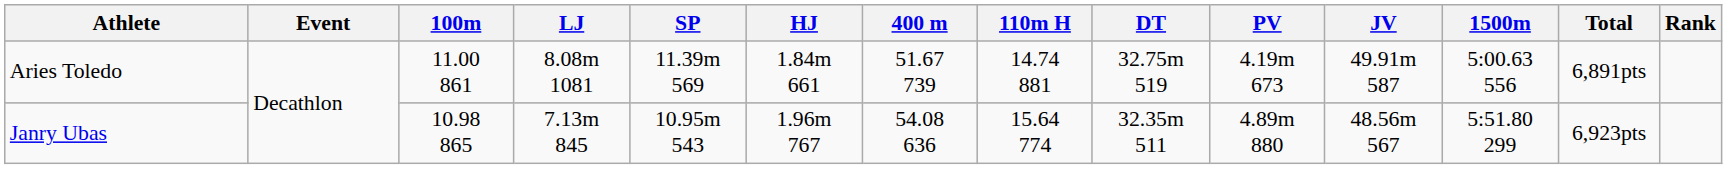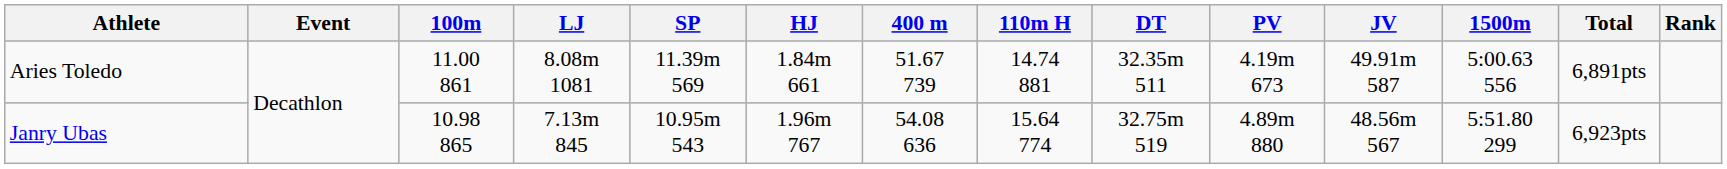(1151, 71) 32.75m 519 -> (1151, 71) 32.35m 511
(1151, 133) 32.35m 511 -> (1151, 133) 32.75m 519
